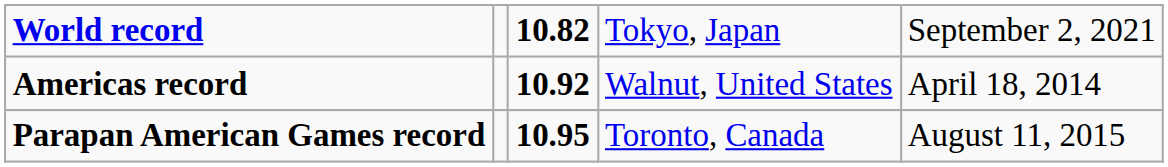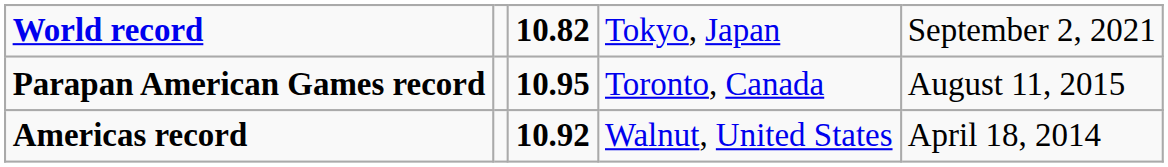rows swapped: (249, 135) <-> (130, 82)
